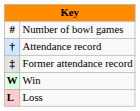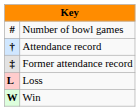rows swapped: (31, 81) <-> (33, 98)
